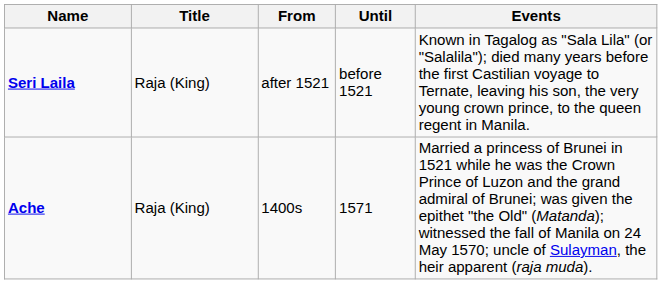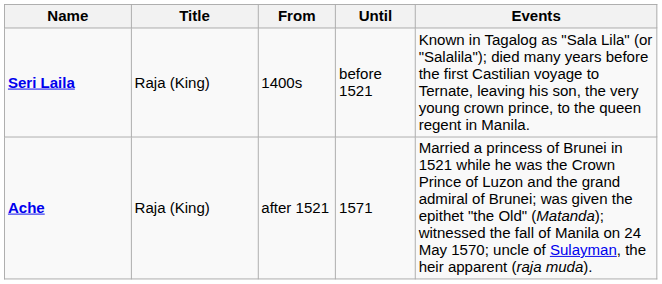(295, 82) after 1521 -> (282, 82) 1400s
(282, 207) 1400s -> (295, 207) after 1521
